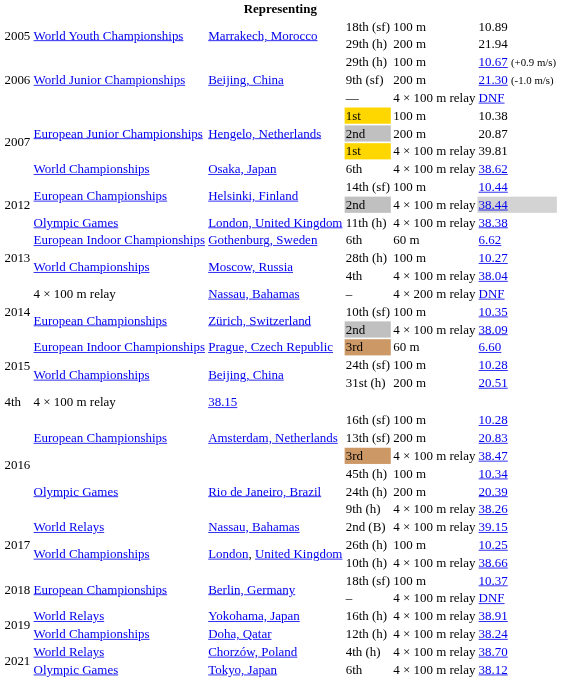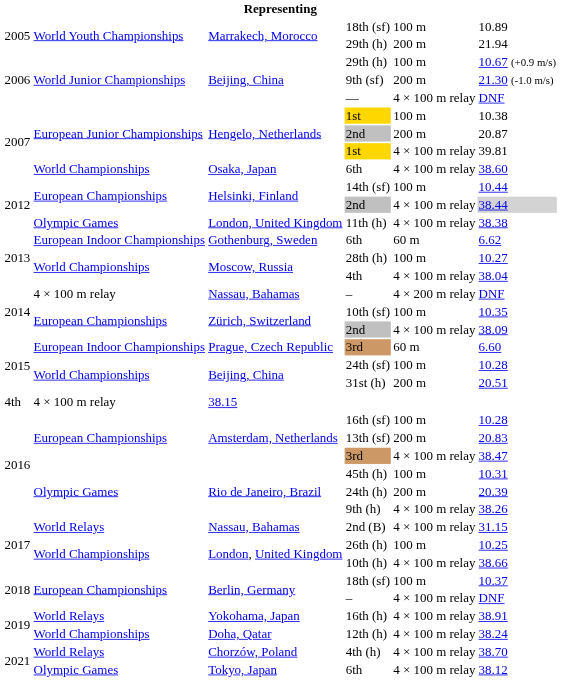(493, 169) 38.62 -> (493, 169) 38.60
(493, 473) 10.34 -> (493, 473) 10.31
(493, 527) 39.15 -> (493, 527) 31.15
